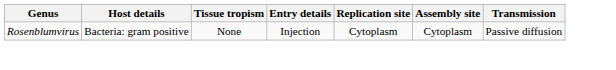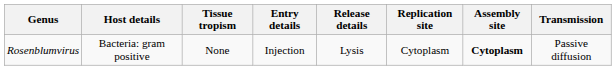+ column: (352, 19)
(448, 31) normal -> (497, 50) bold
